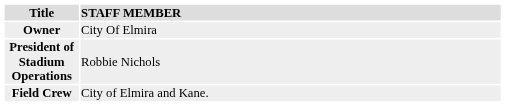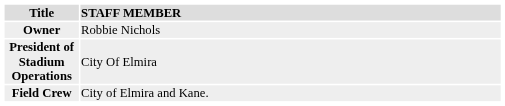(119, 30) City Of Elmira -> (121, 30) Robbie Nichols
(121, 61) Robbie Nichols -> (119, 61) City Of Elmira
